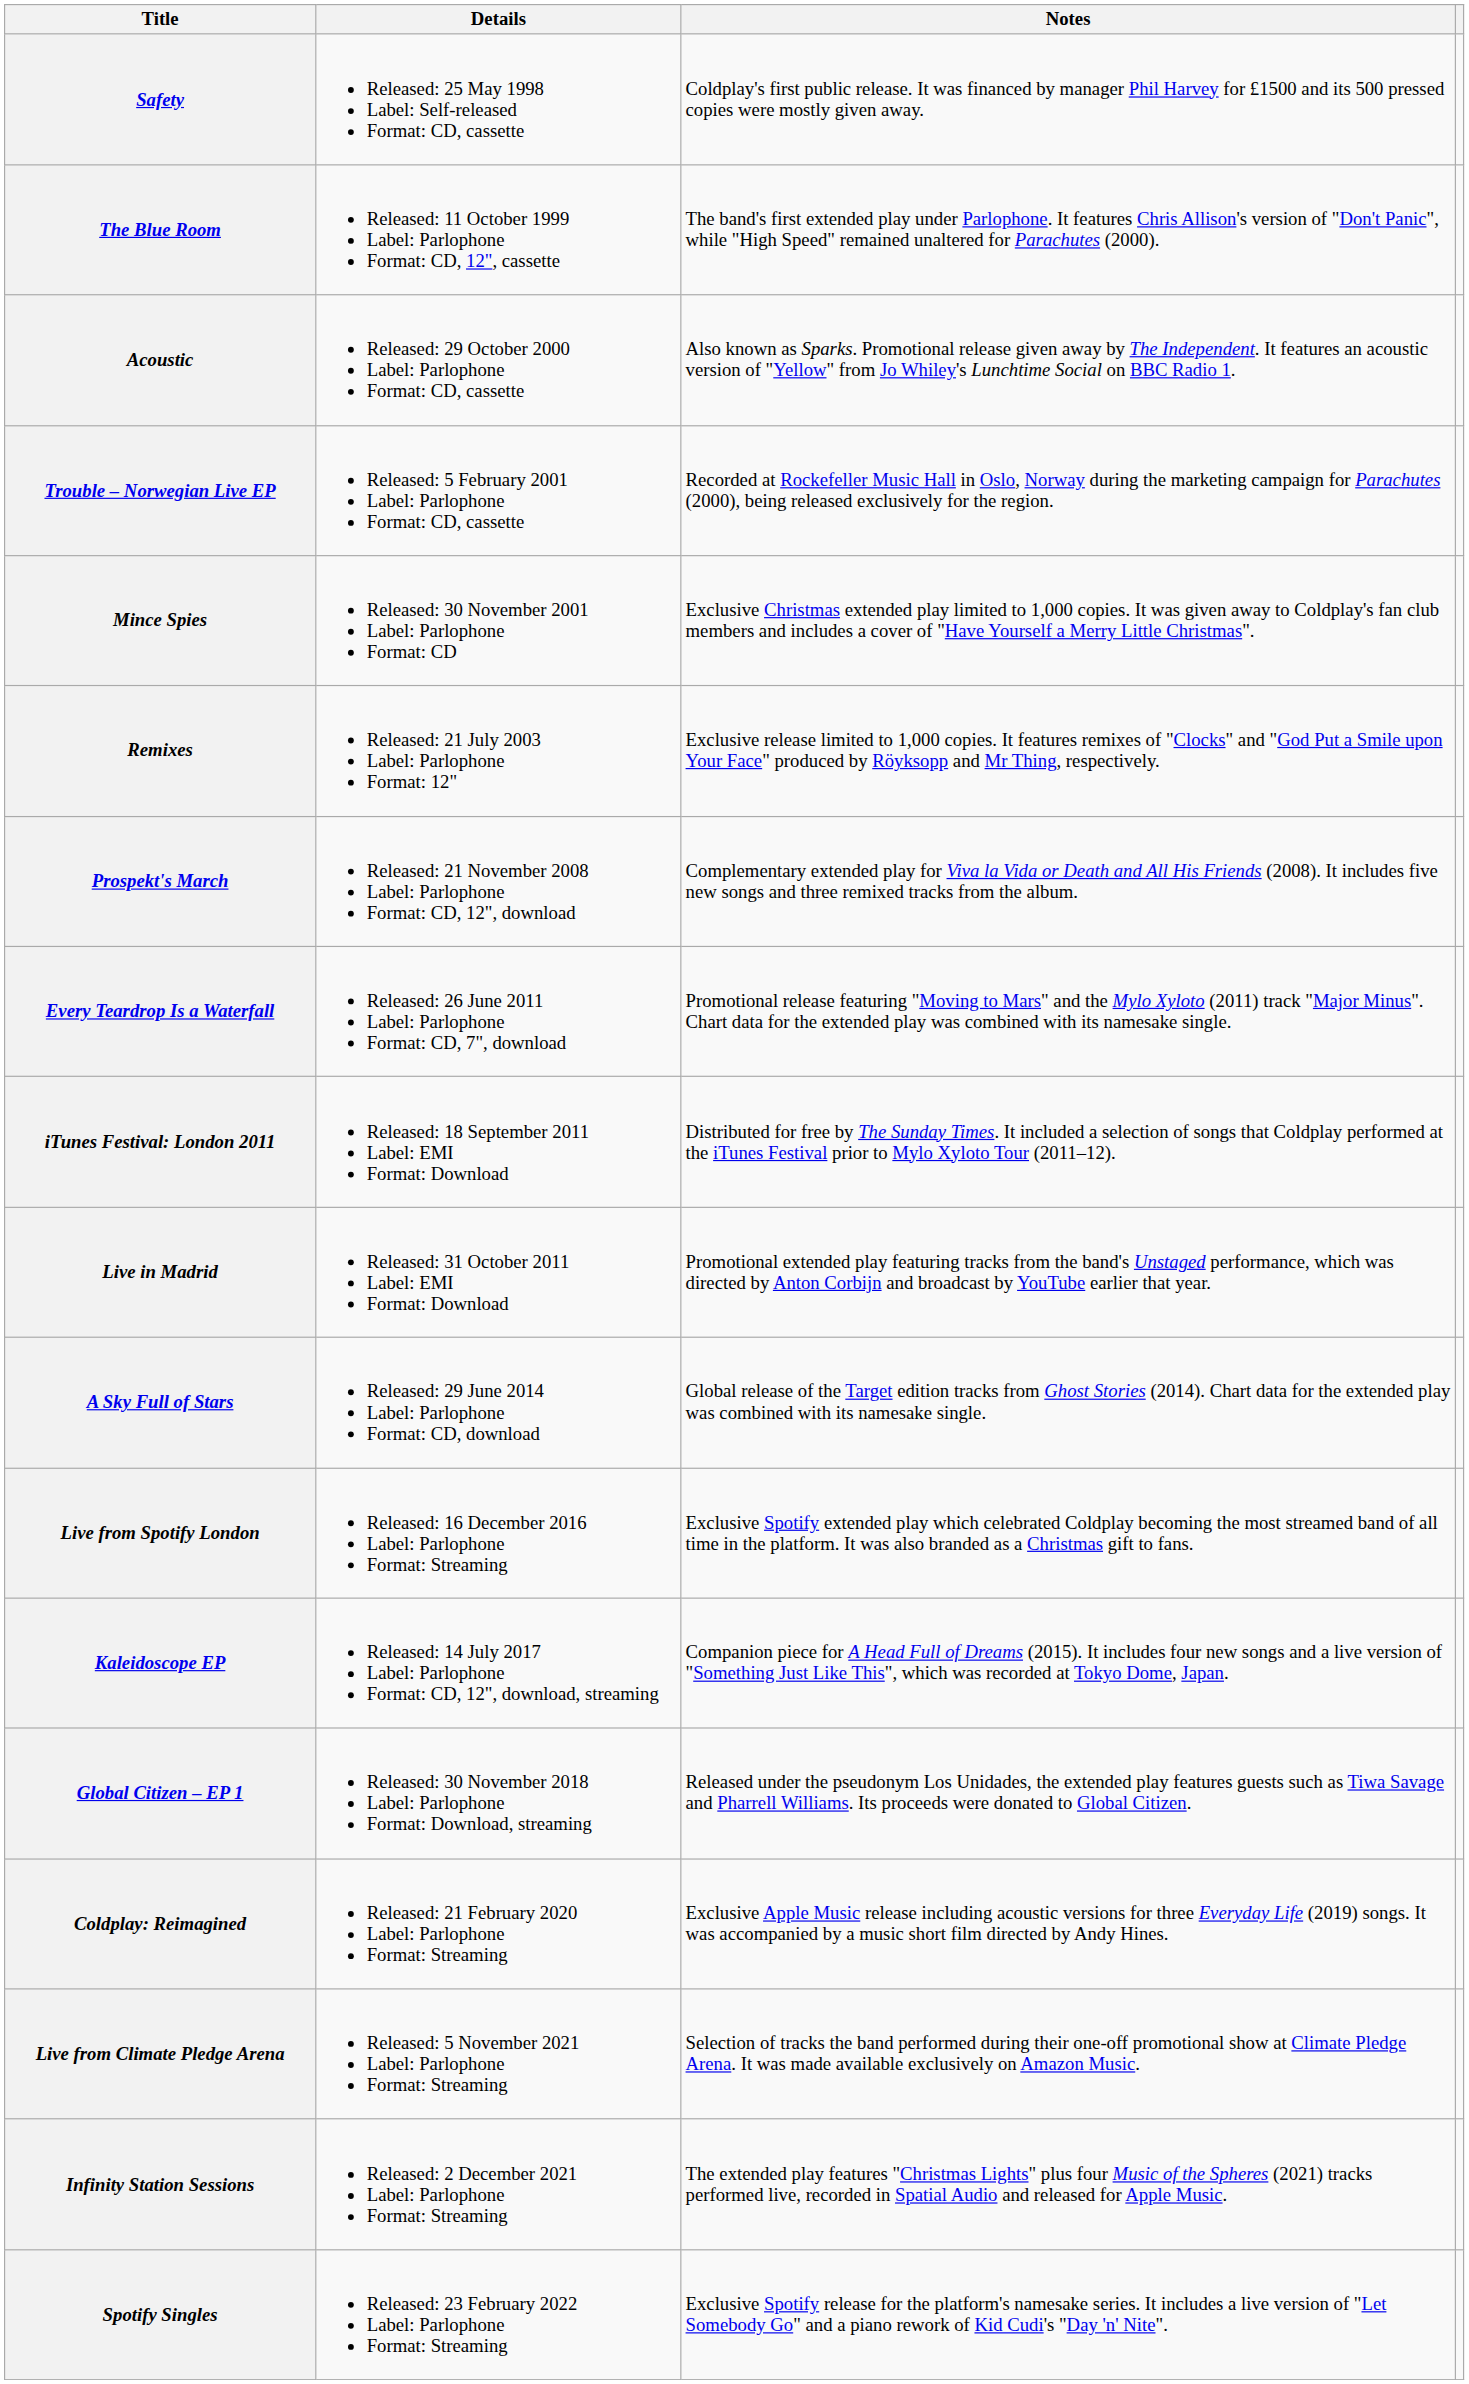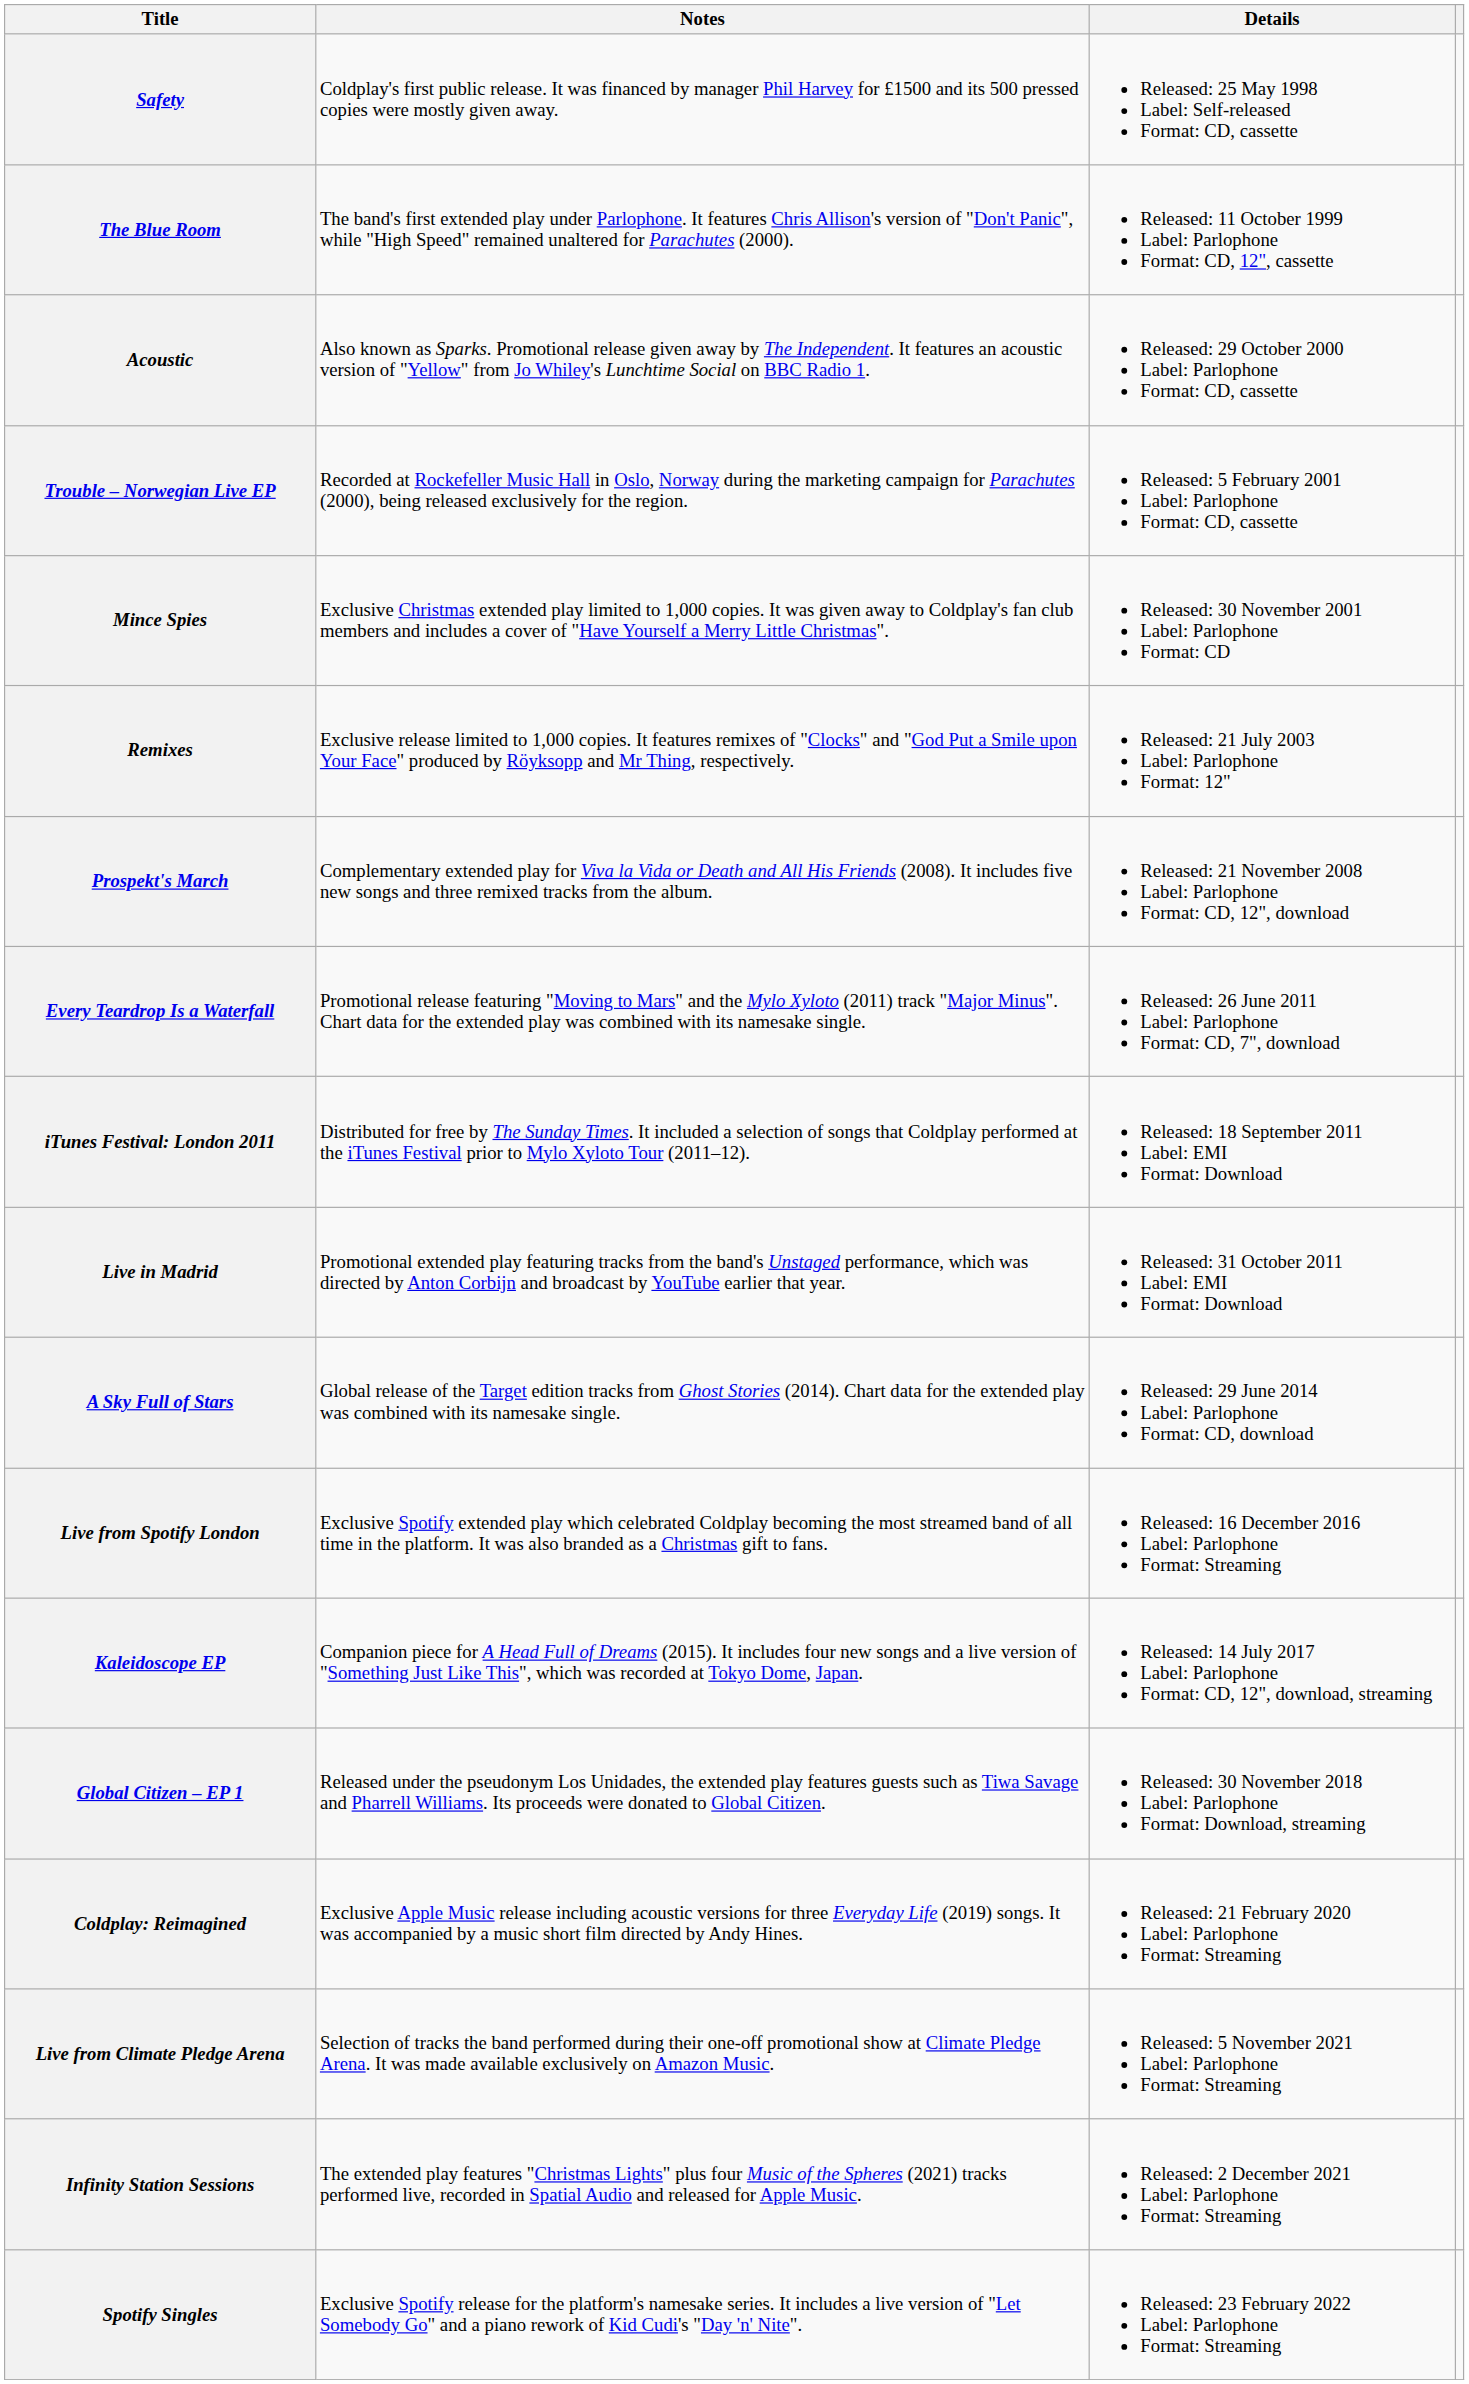columns swapped: (498, 19) <-> (1068, 19)
